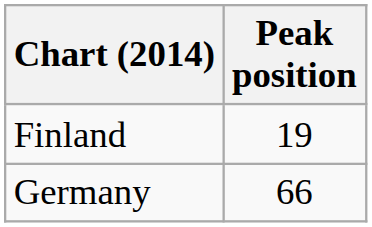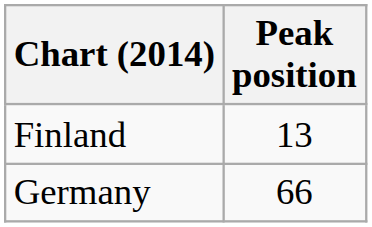(294, 133) 19 -> (294, 133) 13
